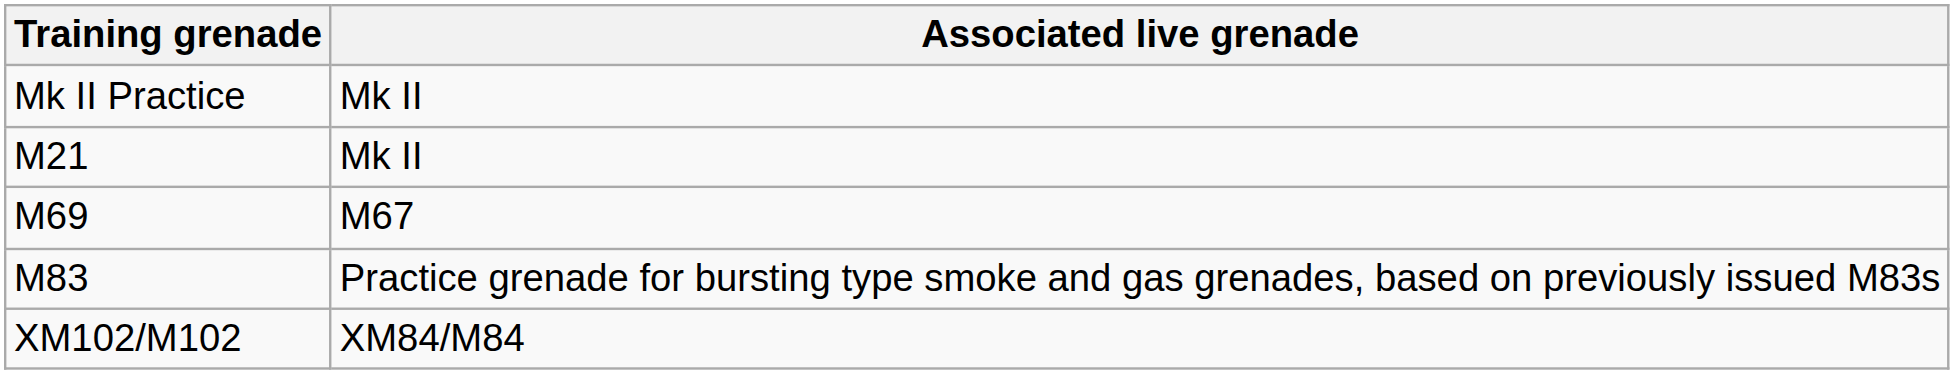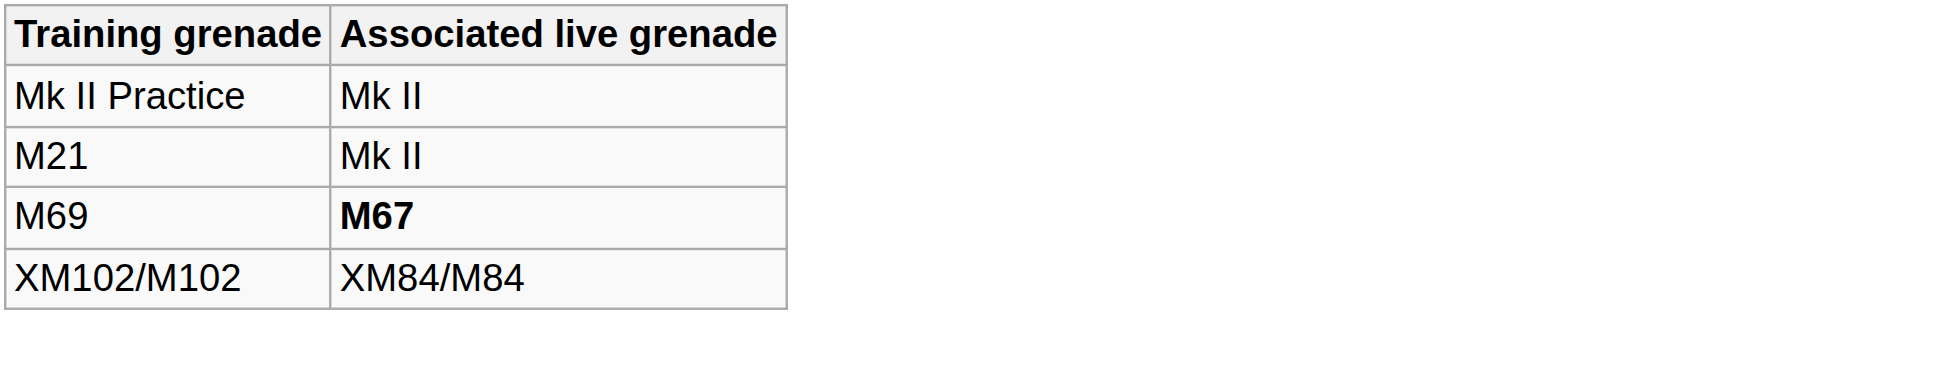(377, 216) normal -> (377, 216) bold
- row: (51, 277)
